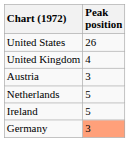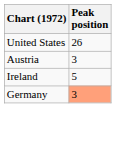- row: (44, 59)
- row: (33, 94)
